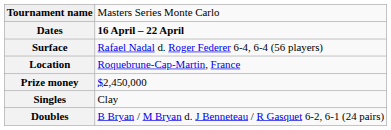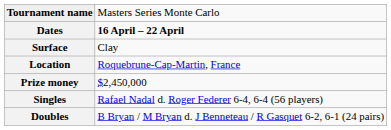(210, 47) Rafael Nadal d. Roger Federer 6-4, 6-4 (56 players) -> (108, 47) Clay
(108, 99) Clay -> (210, 99) Rafael Nadal d. Roger Federer 6-4, 6-4 (56 players)
